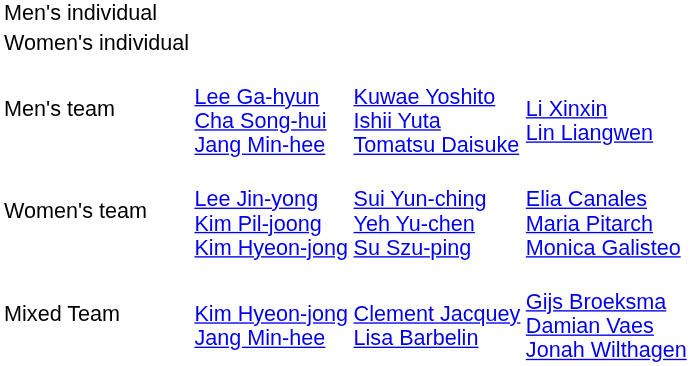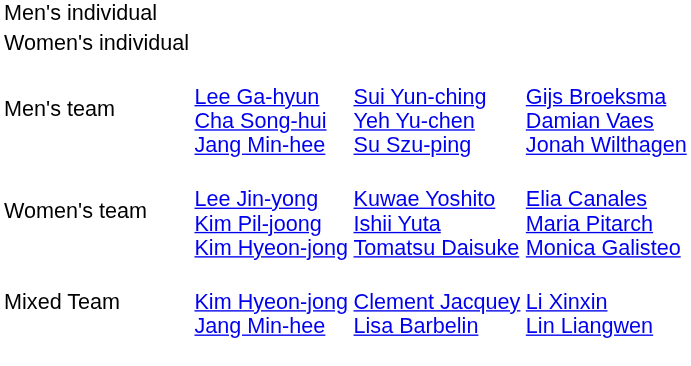(436, 121) Kuwae Yoshito Ishii Yuta Tomatsu Daisuke -> (420, 121) Sui Yun-ching Yeh Yu-chen Su Szu-ping
(589, 121) Li Xinxin Lin Liangwen -> (606, 121) Gijs Broeksma Damian Vaes Jonah Wilthagen
(420, 223) Sui Yun-ching Yeh Yu-chen Su Szu-ping -> (436, 223) Kuwae Yoshito Ishii Yuta Tomatsu Daisuke
(606, 326) Gijs Broeksma Damian Vaes Jonah Wilthagen -> (589, 314) Li Xinxin Lin Liangwen
